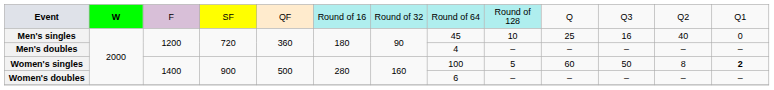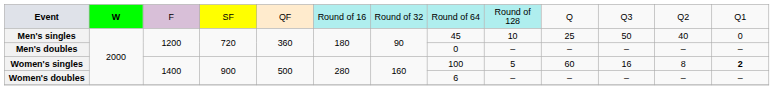(626, 36) 16 -> (626, 36) 50
(456, 50) 4 -> (456, 50) 0
(626, 64) 50 -> (626, 64) 16
